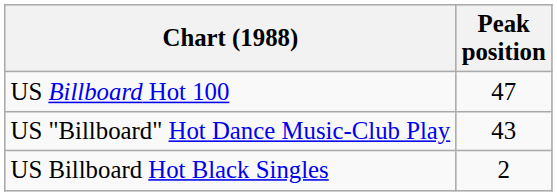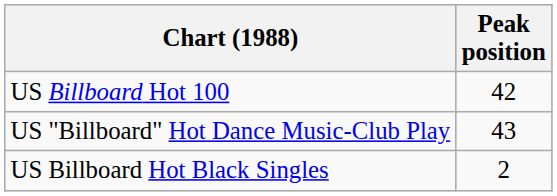(504, 91) 47 -> (504, 91) 42
